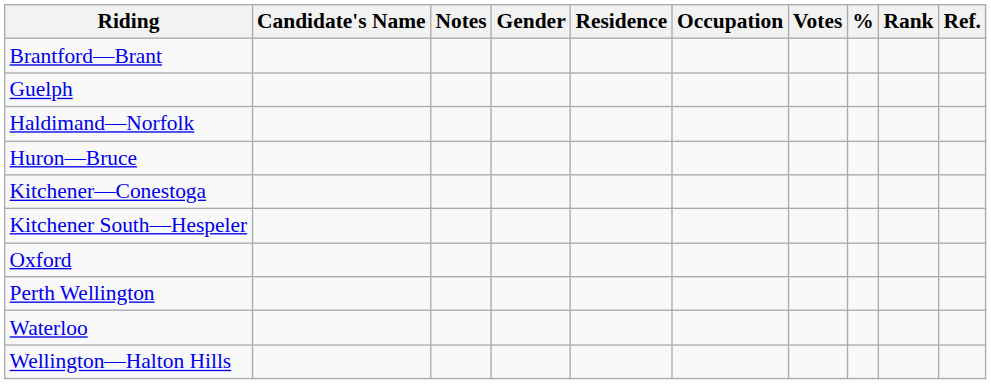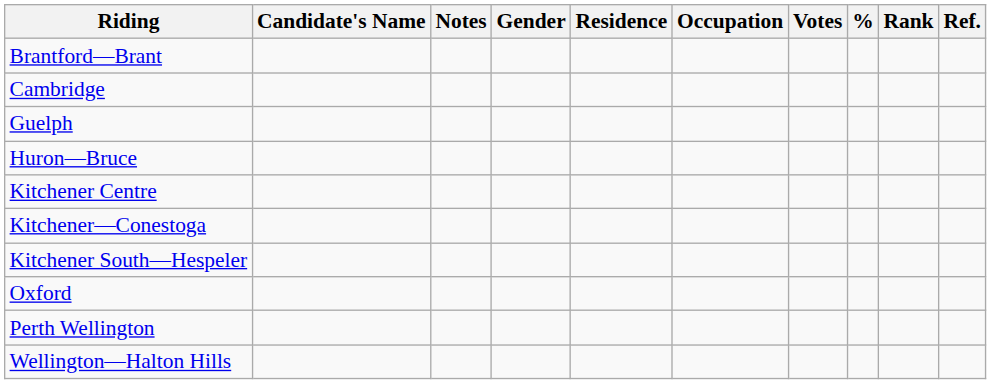+ row: (57, 89)
- row: (102, 123)
+ row: (83, 191)
- row: (49, 327)
